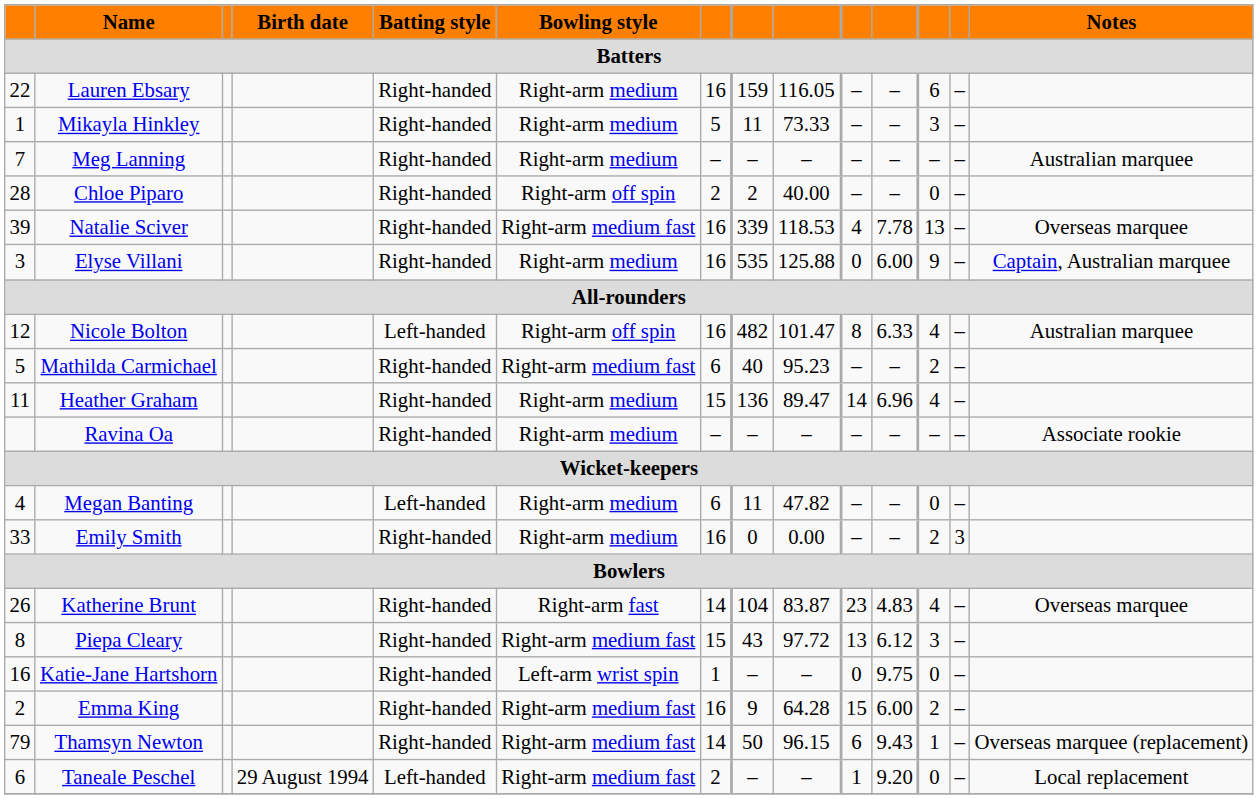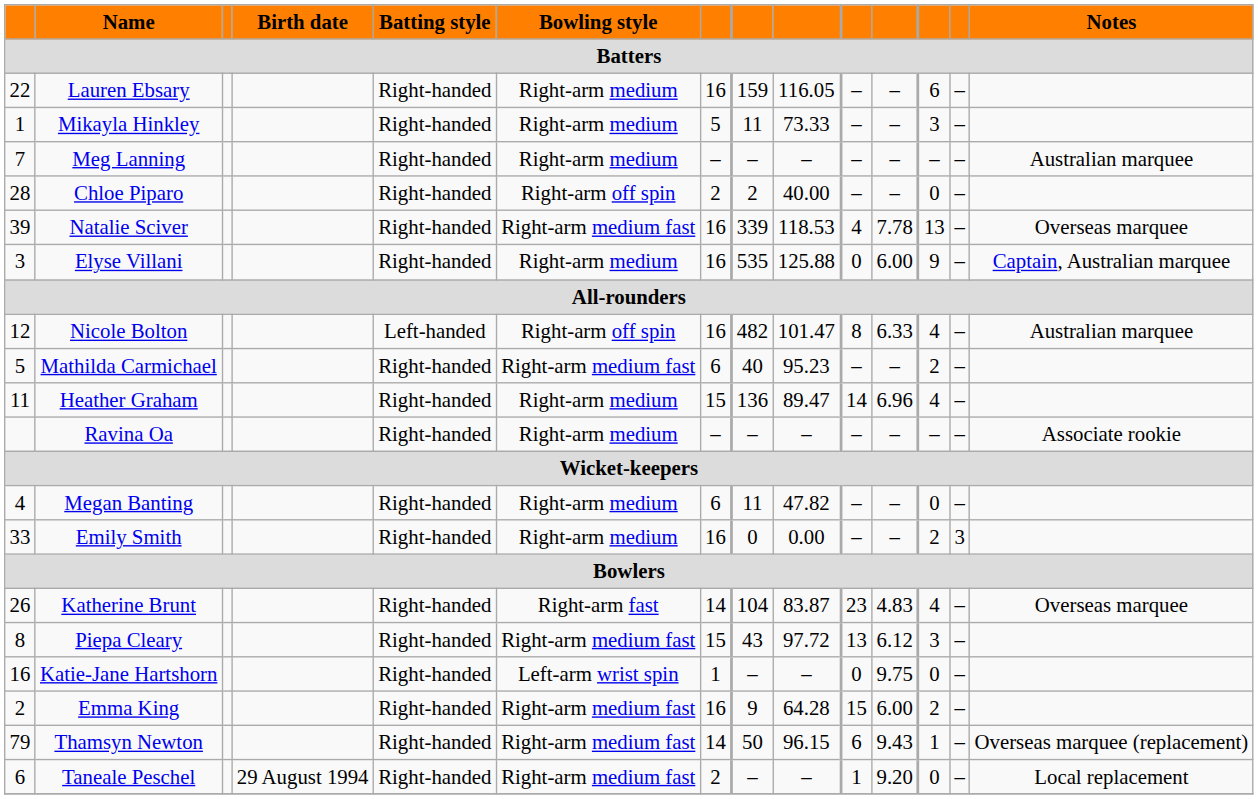(435, 502) Left-handed -> (435, 502) Right-handed
(435, 777) Left-handed -> (435, 777) Right-handed
